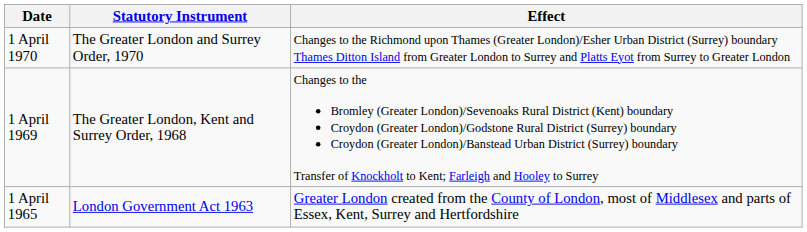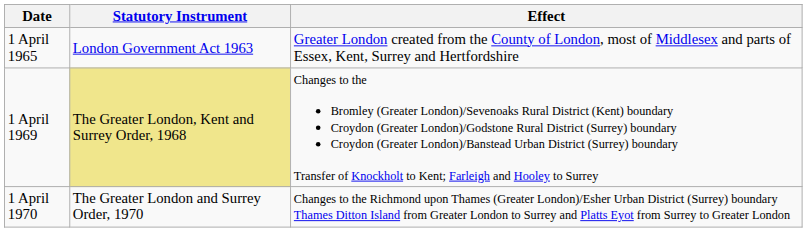rows swapped: (29, 206) <-> (29, 47)
(163, 127) no background -> (163, 127) khaki background
